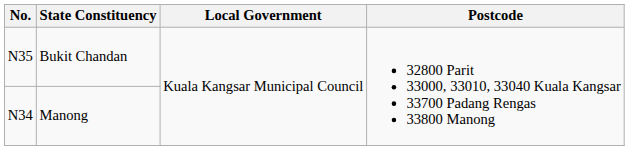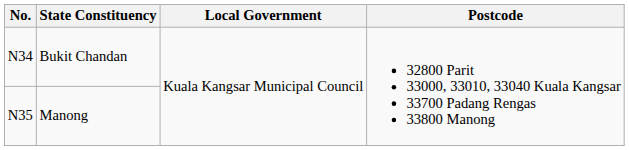(20, 57) N35 -> (20, 57) N34
(20, 115) N34 -> (20, 115) N35
